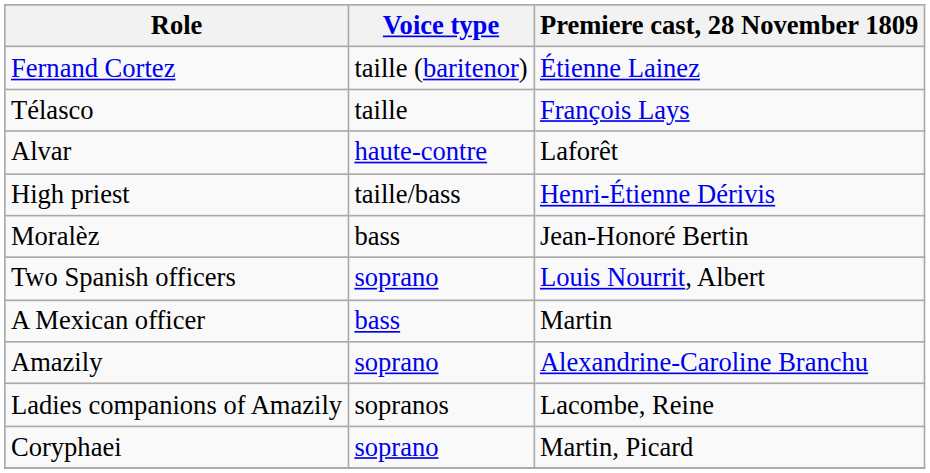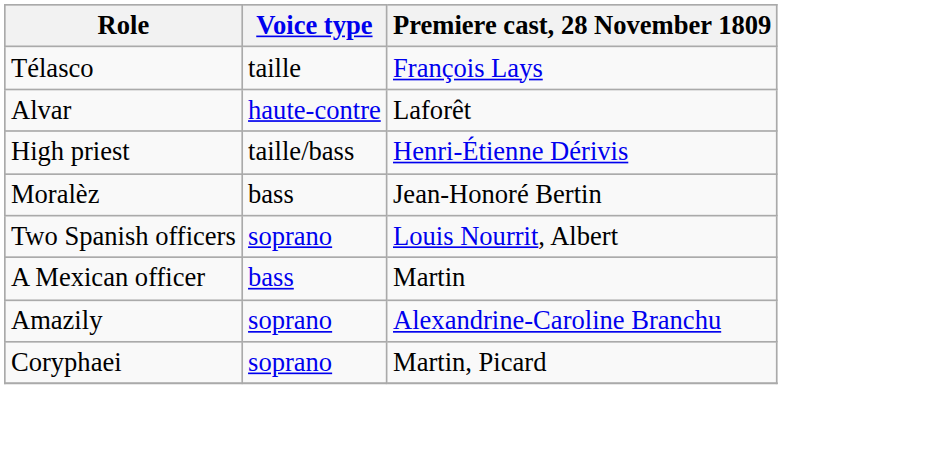- row: (93, 67)
- row: (177, 404)
